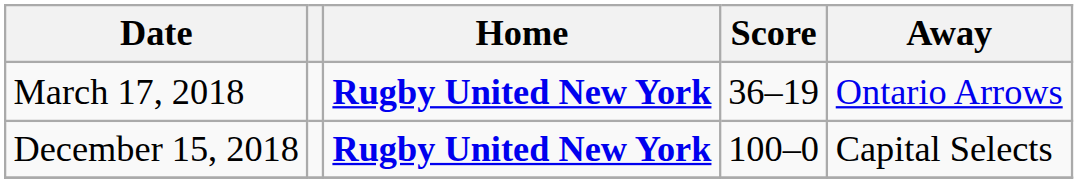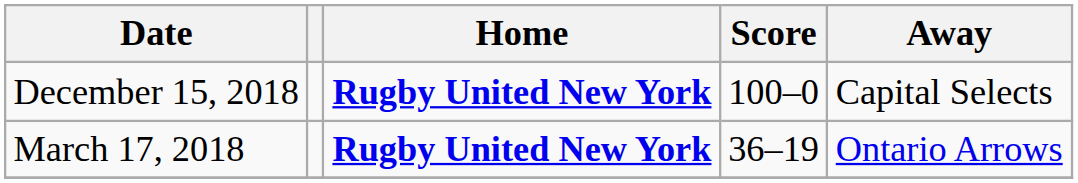rows swapped: (129, 90) <-> (156, 148)
